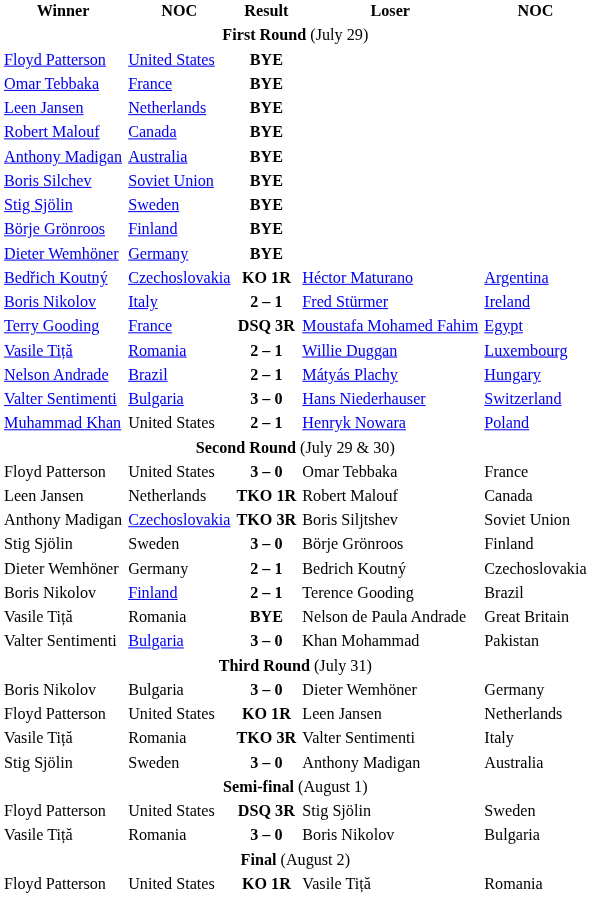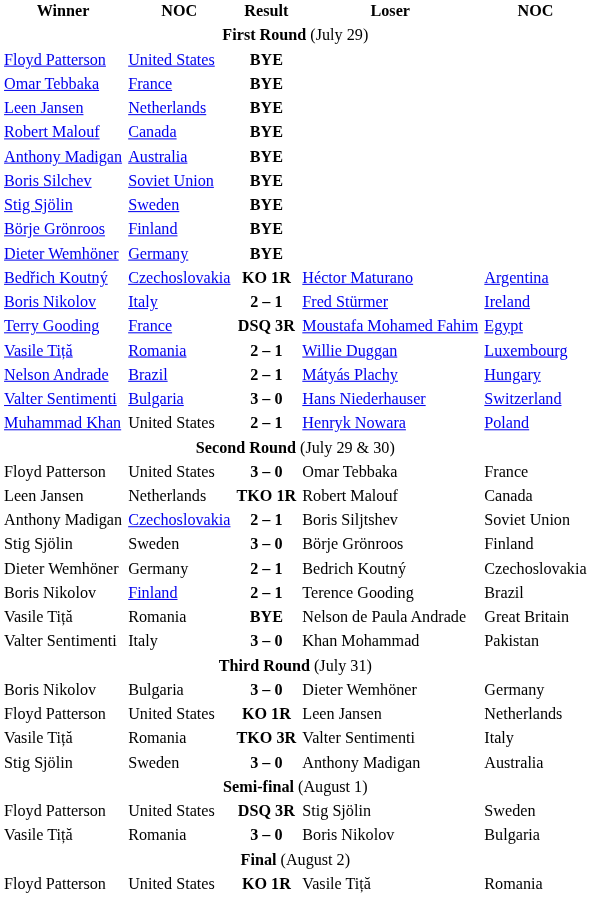(266, 520) TKO 3R -> (266, 520) 2 – 1
(156, 641) Bulgaria -> (143, 641) Italy
